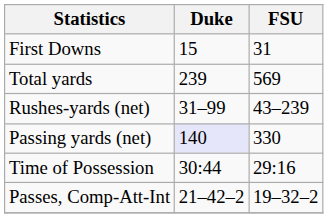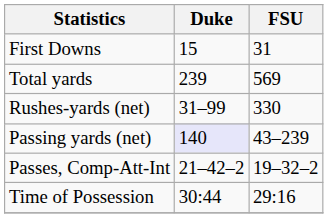(281, 108) 43–239 -> (267, 108) 330
(267, 138) 330 -> (281, 138) 43–239
rows swapped: (90, 197) <-> (81, 167)
